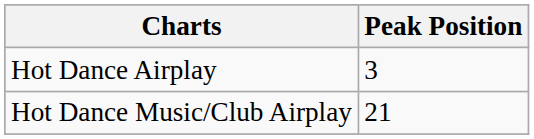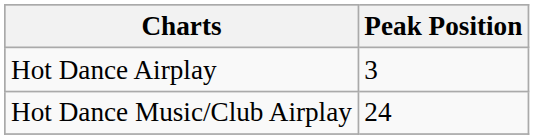(378, 112) 21 -> (378, 112) 24
